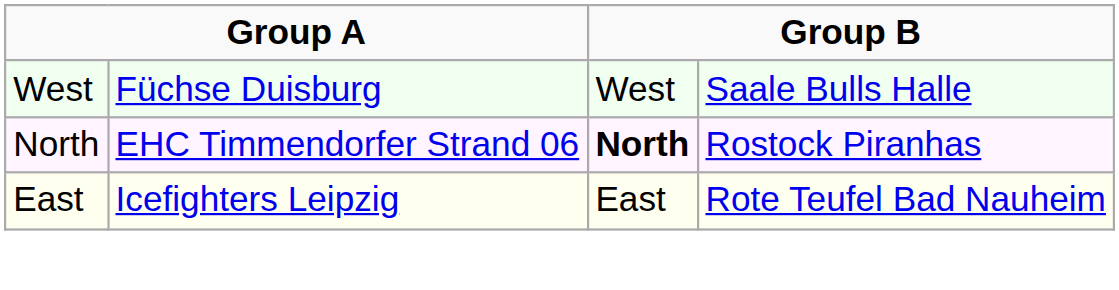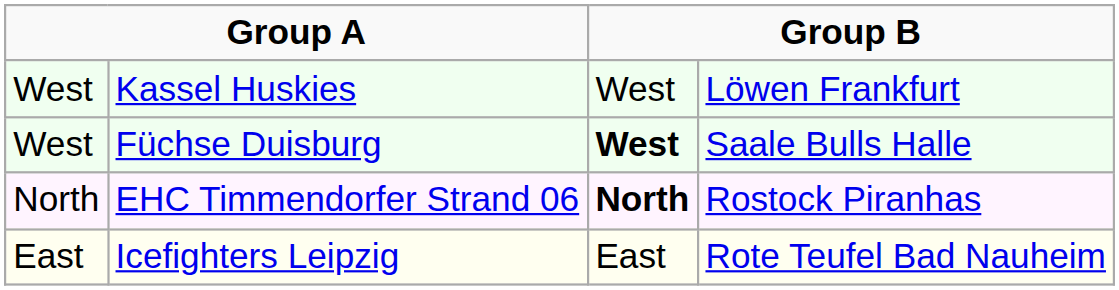+ row: (236, 88)
(635, 88) normal -> (637, 144) bold
